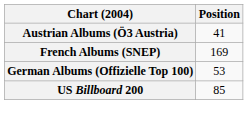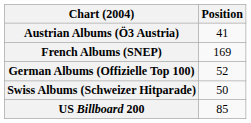(219, 71) 53 -> (222, 71) 52
+ row: (102, 90)
